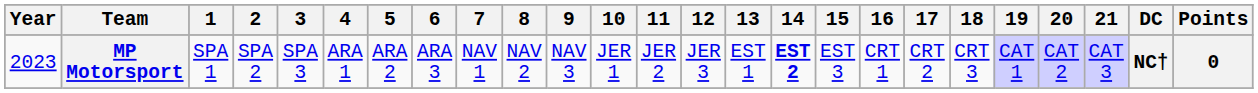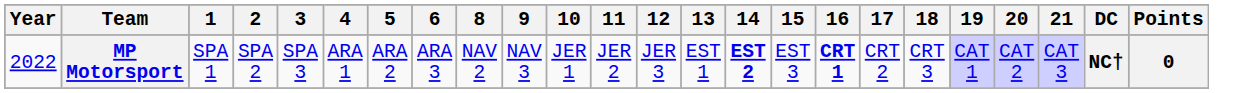- column: (479, 20)
(33, 62) 2023 -> (33, 62) 2022
(882, 62) normal -> (838, 62) bold
